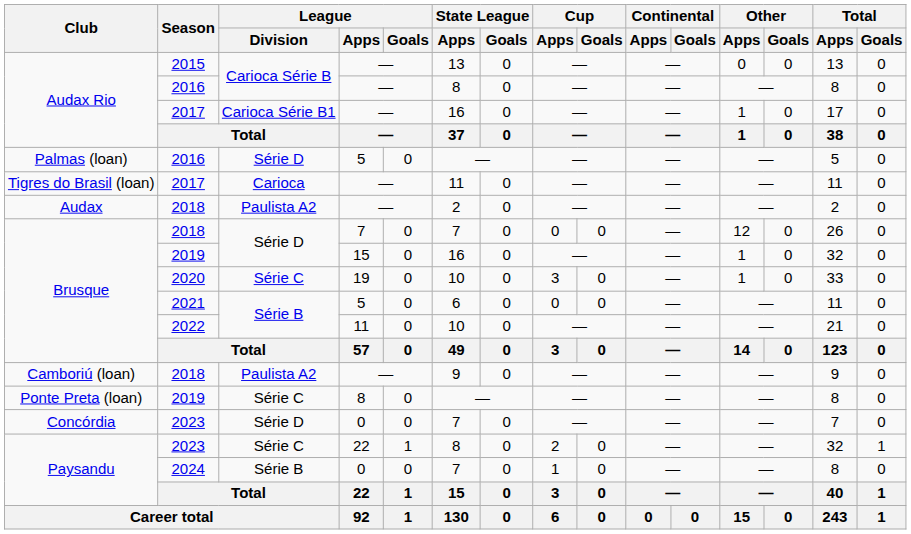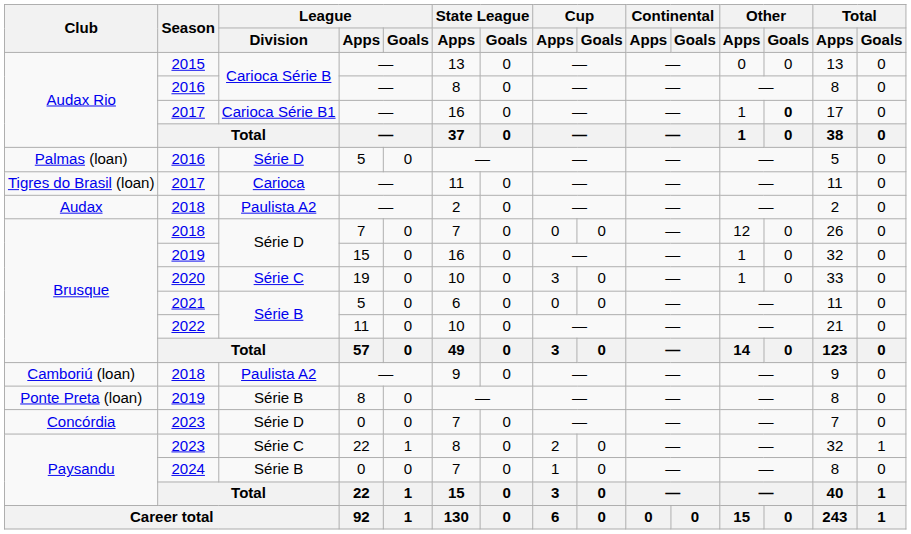(788, 111) normal -> (788, 111) bold
(279, 398) Série C -> (279, 398) Série B
